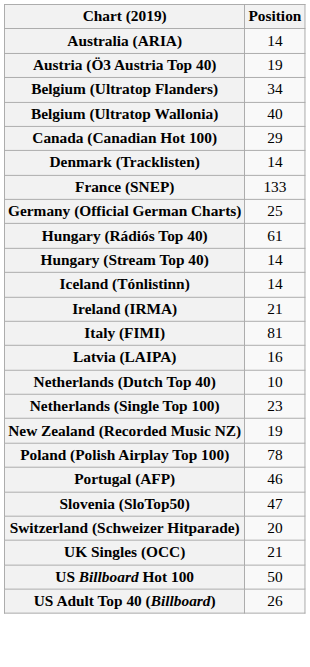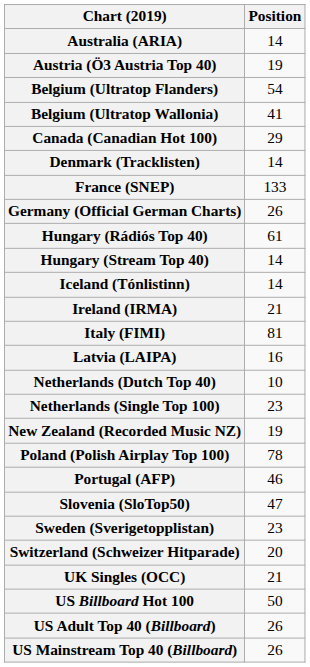(275, 89) 34 -> (275, 89) 54
(275, 114) 40 -> (275, 114) 41
(275, 211) 25 -> (275, 211) 26
+ row: (125, 528)
+ row: (125, 650)
